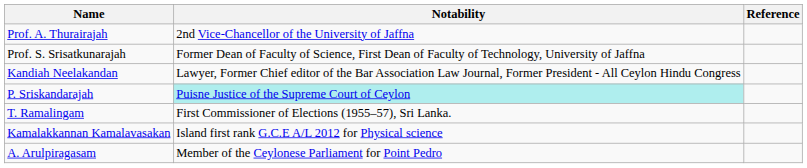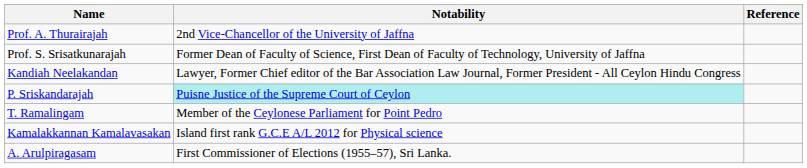(314, 113) First Commissioner of Elections (1955–57), Sri Lanka. -> (309, 113) Member of the Ceylonese Parliament for Point Pedro
(309, 152) Member of the Ceylonese Parliament for Point Pedro -> (314, 152) First Commissioner of Elections (1955–57), Sri Lanka.
